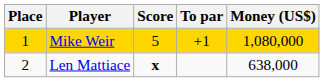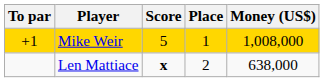columns swapped: (25, 16) <-> (202, 16)
(273, 40) 1,080,000 -> (273, 40) 1,008,000
